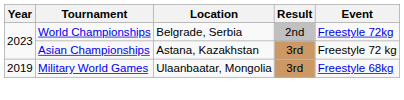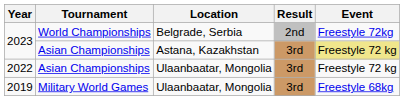(357, 50) no background -> (357, 50) khaki background
+ row: (20, 69)
